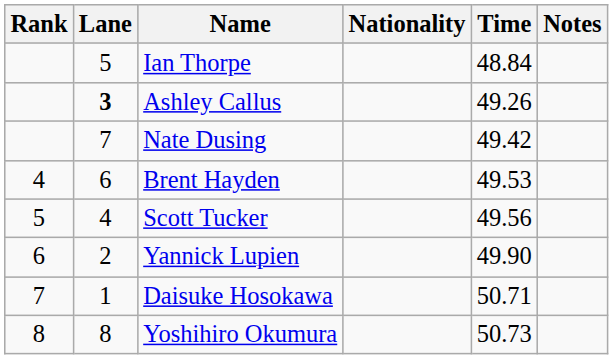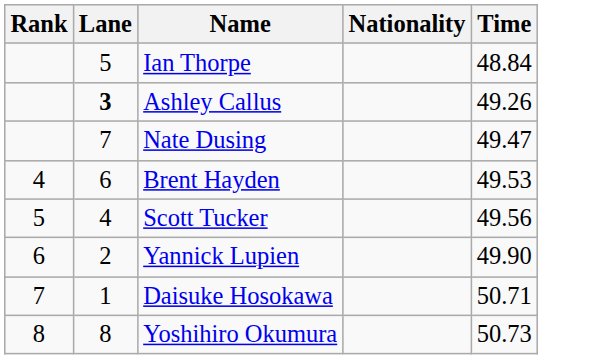- column: (572, 23)
(504, 140) 49.42 -> (504, 140) 49.47
